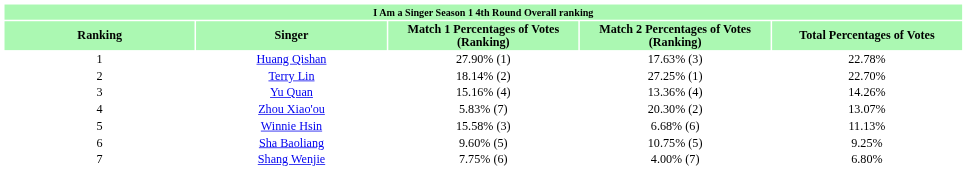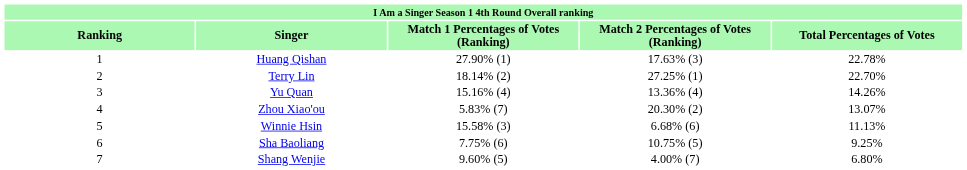(483, 142) 9.60% (5) -> (483, 142) 7.75% (6)
(483, 159) 7.75% (6) -> (483, 159) 9.60% (5)
